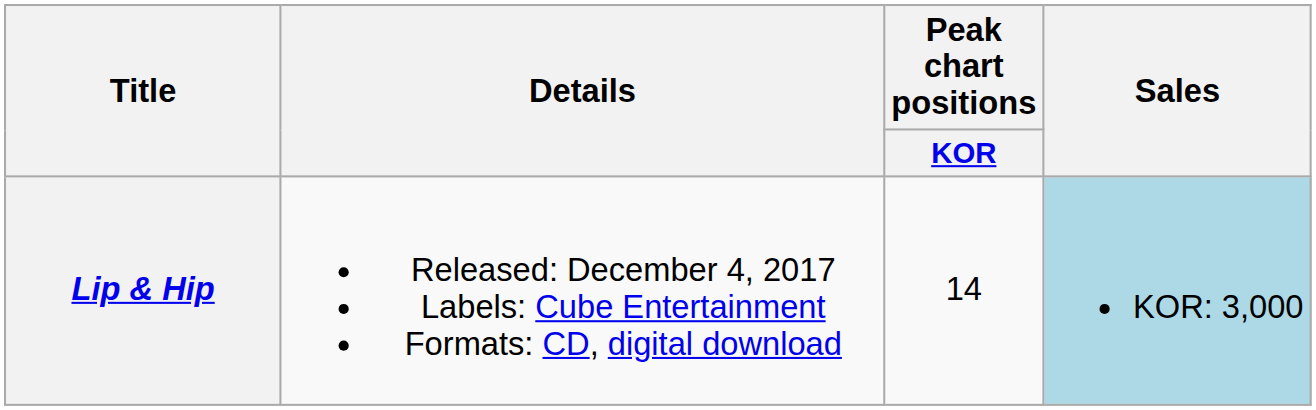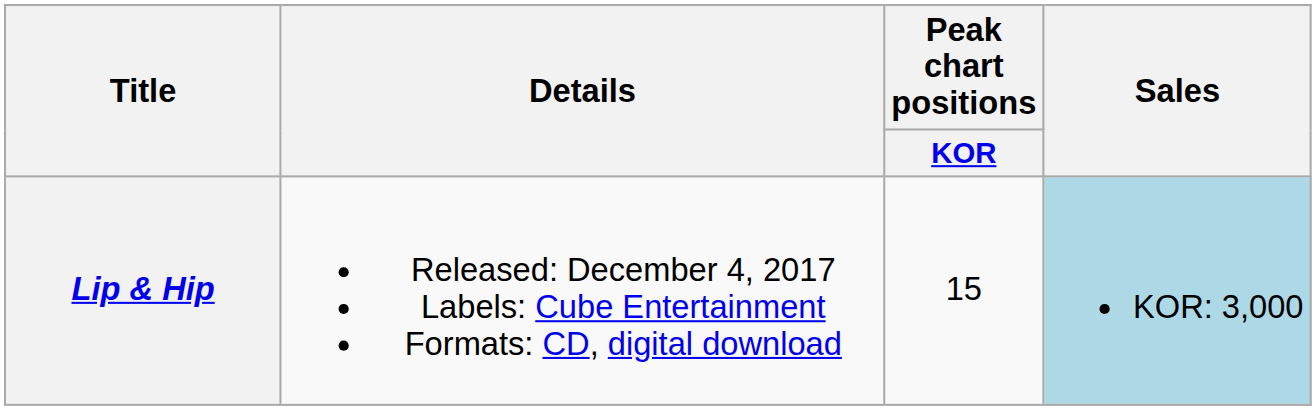(964, 289) 14 -> (964, 289) 15
